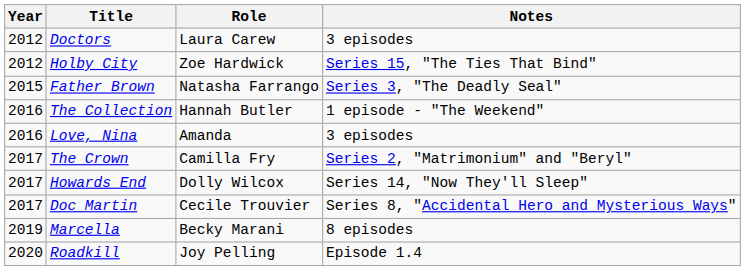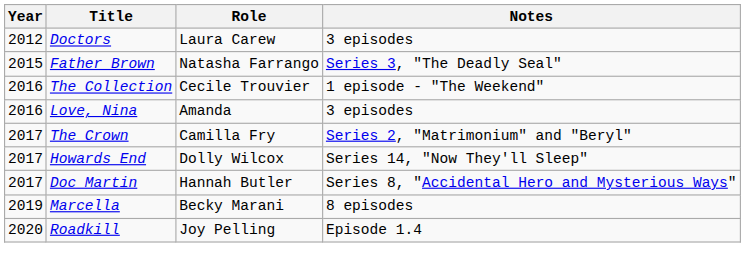- row: (94, 64)
(236, 111) Hannah Butler -> (245, 88) Cecile Trouvier
(245, 206) Cecile Trouvier -> (236, 183) Hannah Butler
